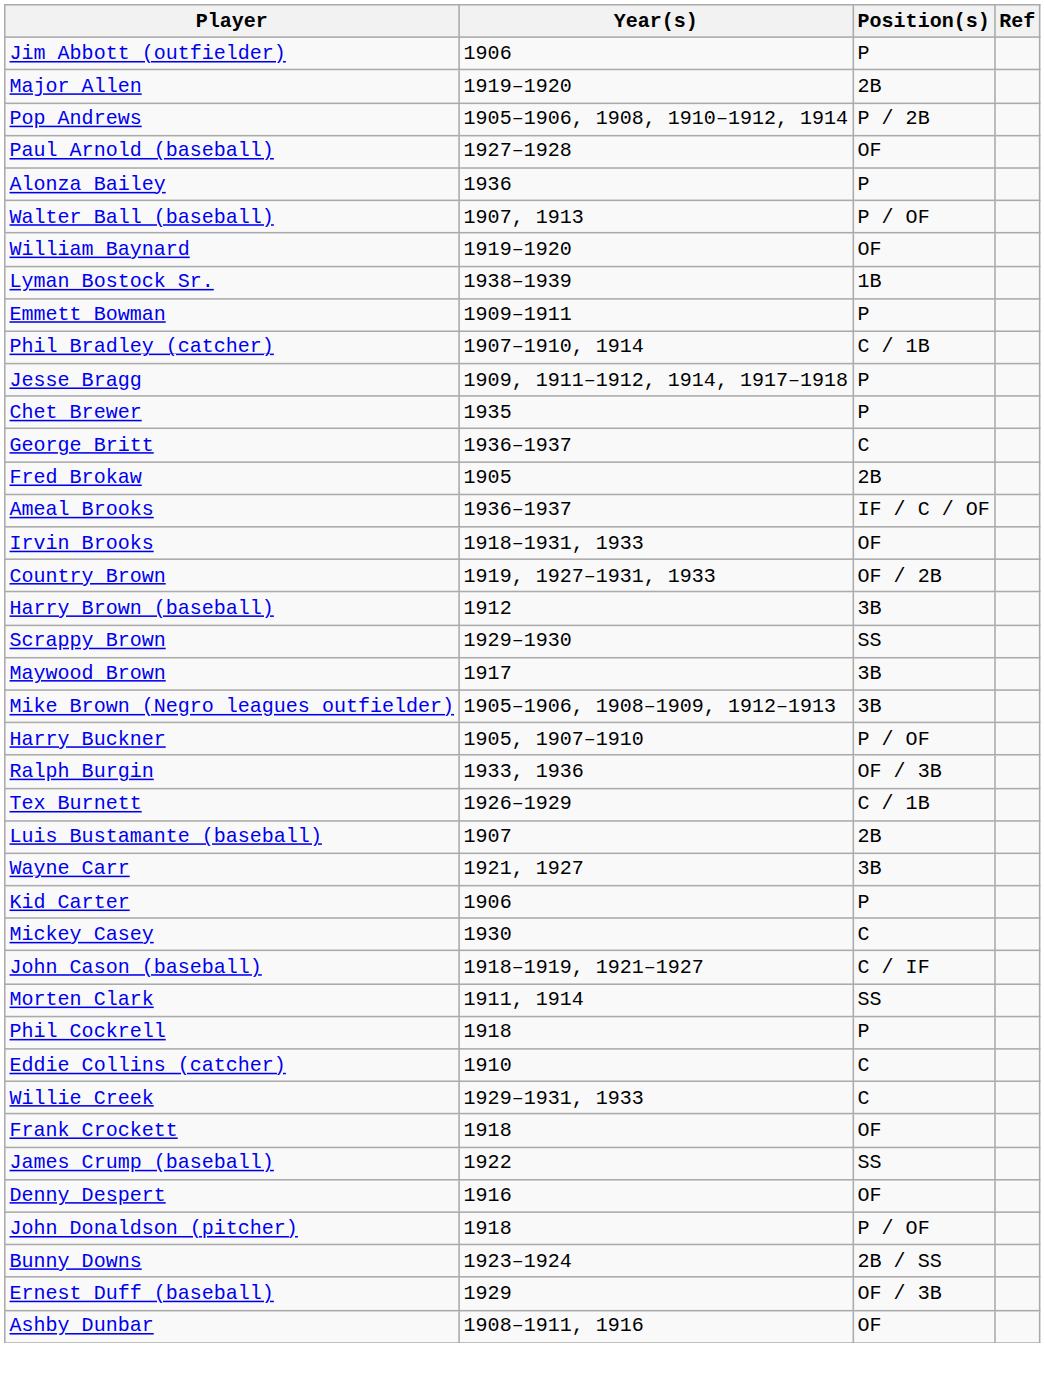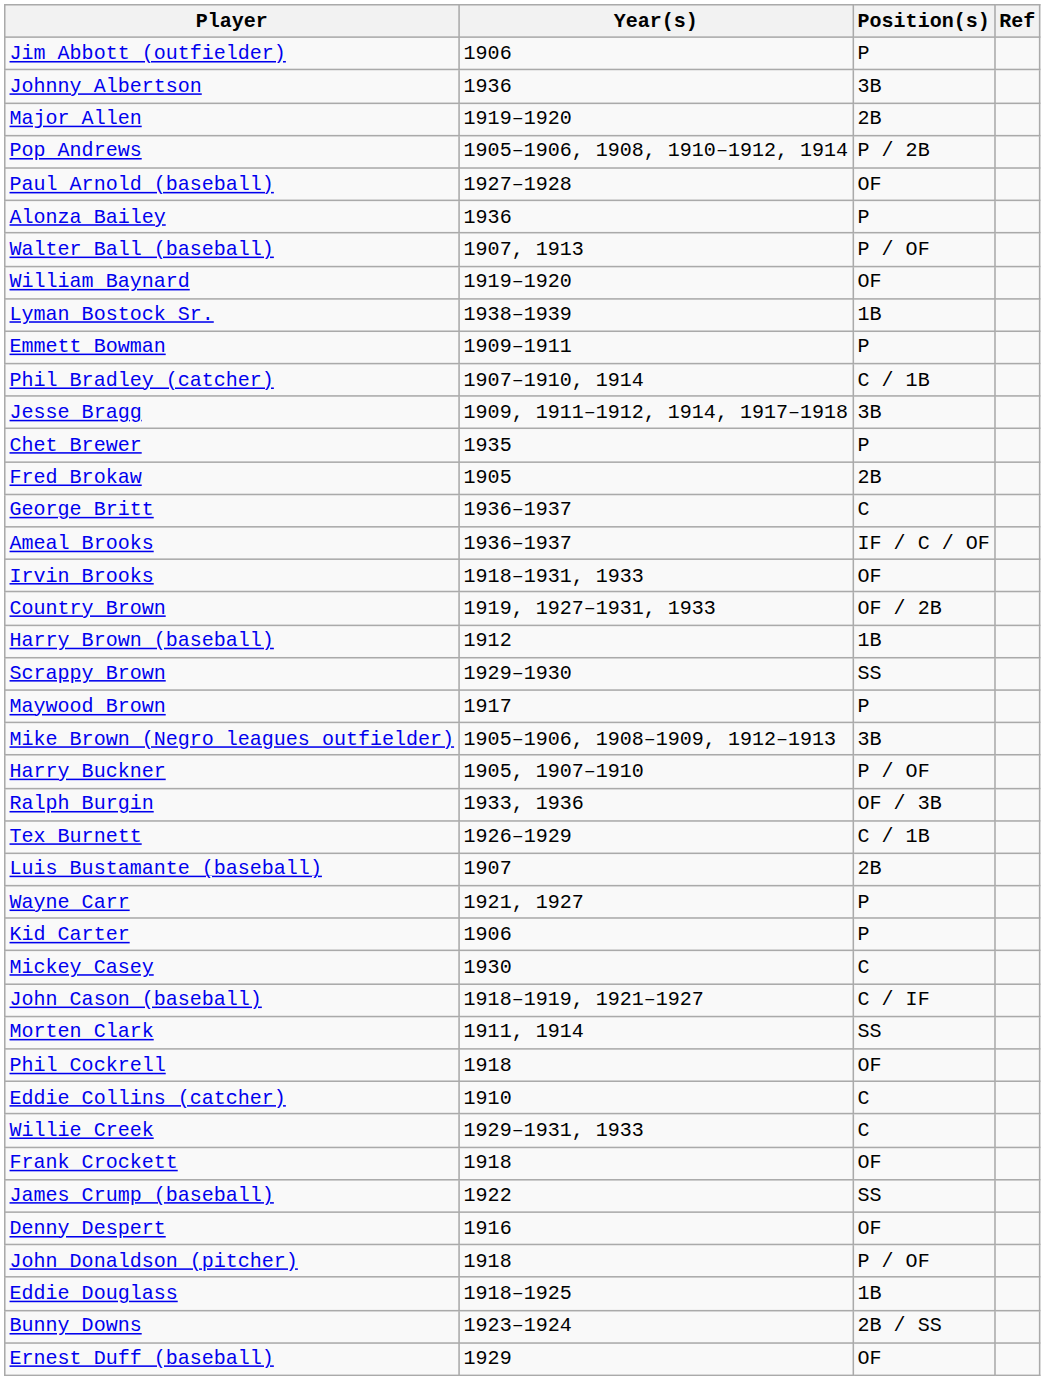+ row: (106, 86)
(864, 380) P -> (870, 413) 3B
rows swapped: (82, 445) <-> (76, 478)
(870, 608) 3B -> (870, 641) 1B
(870, 674) 3B -> (864, 706) P
(870, 869) 3B -> (864, 902) P
(864, 1033) P -> (870, 1065) OF
+ row: (94, 1294)
(900, 1294) OF / 3B -> (870, 1359) OF
- row: (82, 1326)
